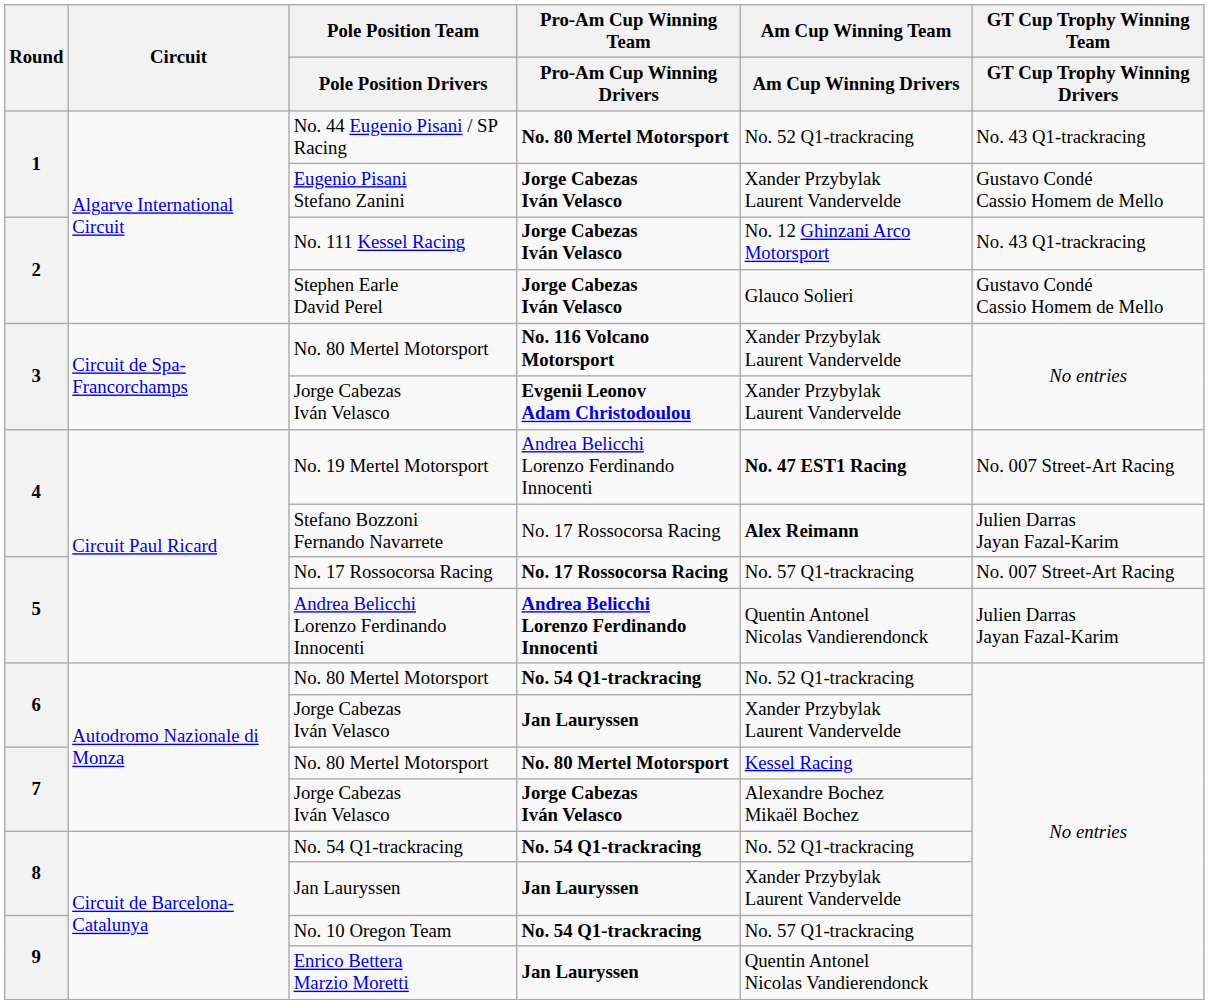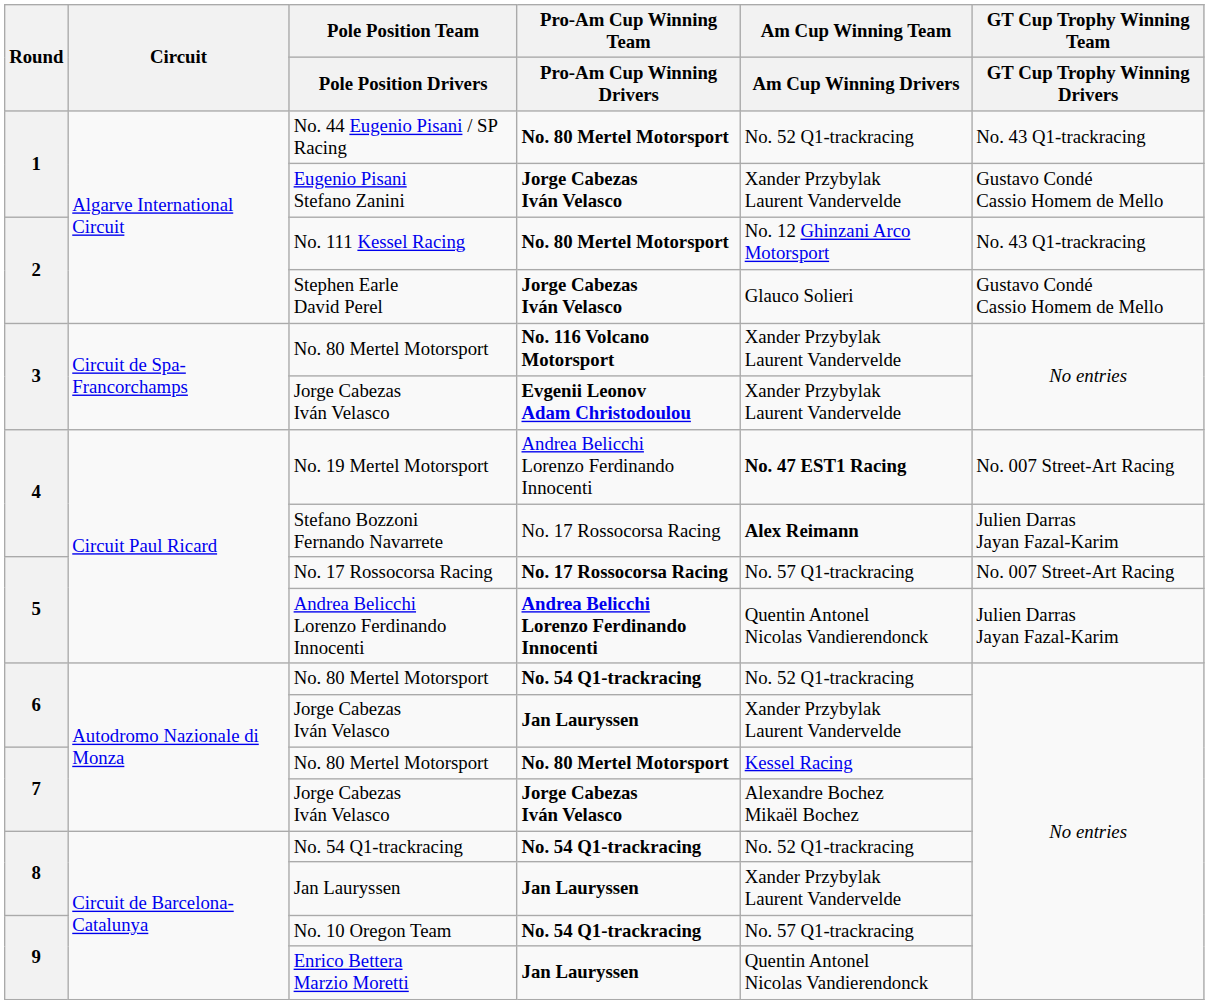(580, 242) Jorge Cabezas Iván Velasco -> (625, 242) No. 80 Mertel Motorsport
